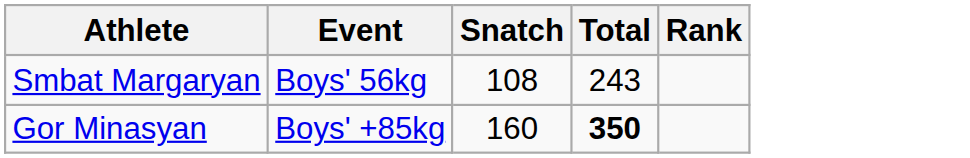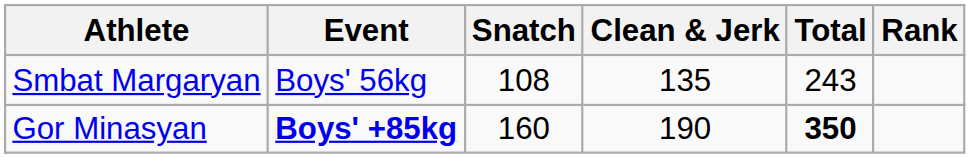+ column: (685, 30)
(360, 129) normal -> (366, 129) bold
